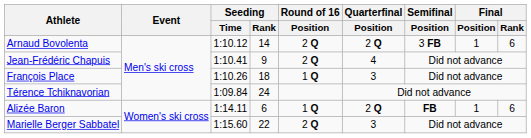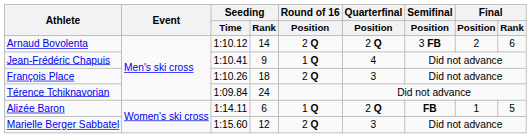(476, 44) 1 -> (476, 44) 2
(310, 60) 2 Q -> (310, 60) 1 Q
(310, 77) 1 Q -> (310, 77) 2 Q
(512, 109) 6 -> (512, 109) 5
(264, 125) 22 -> (264, 125) 12
